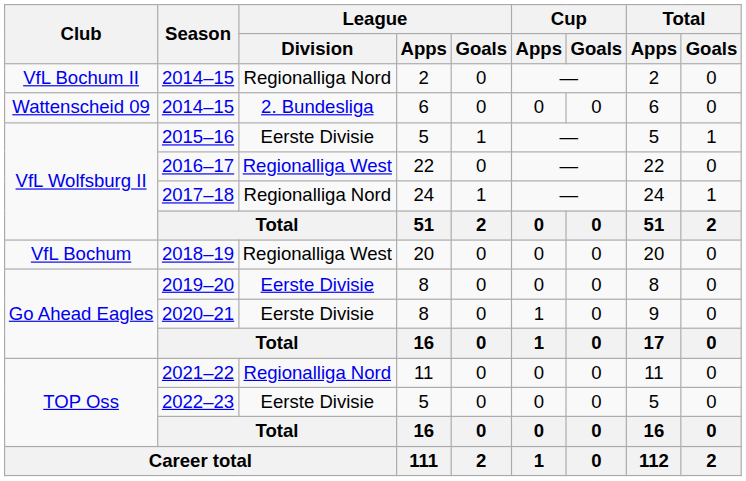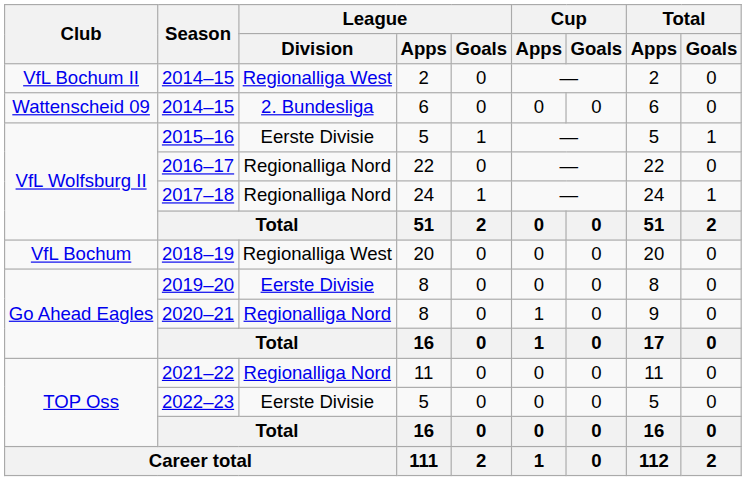(317, 78) Regionalliga Nord -> (317, 78) Regionalliga West
(317, 166) Regionalliga West -> (317, 166) Regionalliga Nord
(317, 313) Eerste Divisie -> (317, 313) Regionalliga Nord
